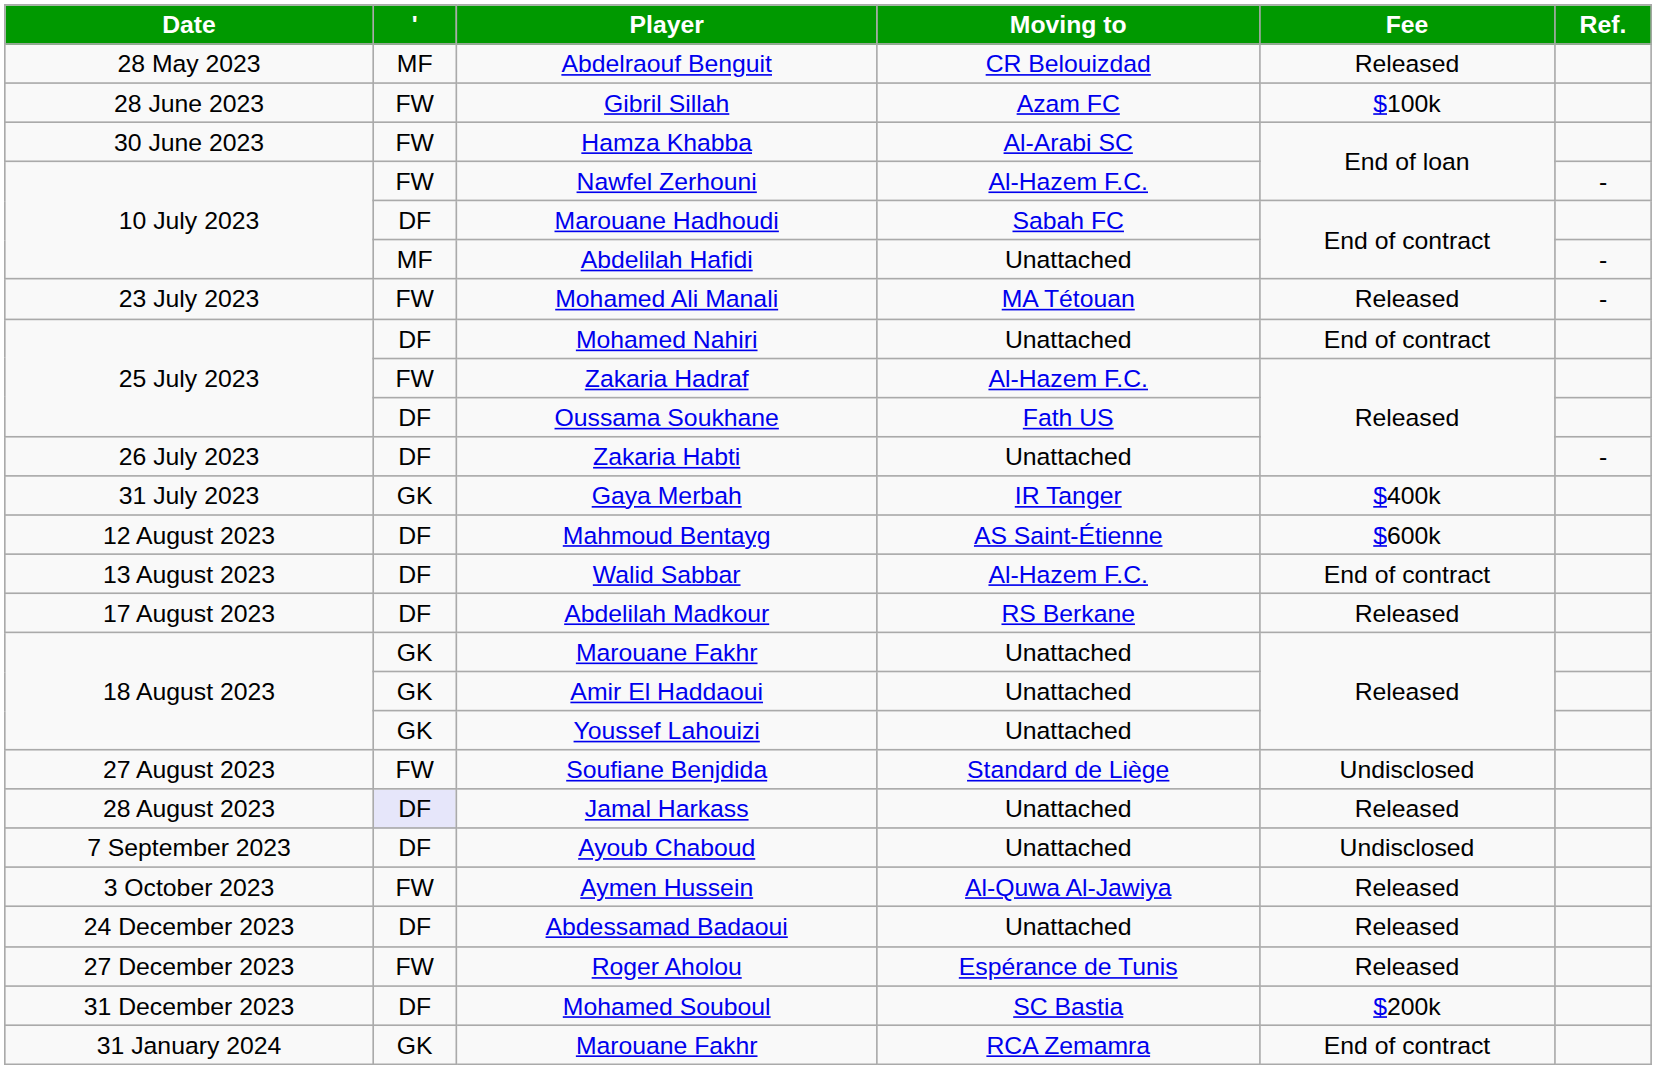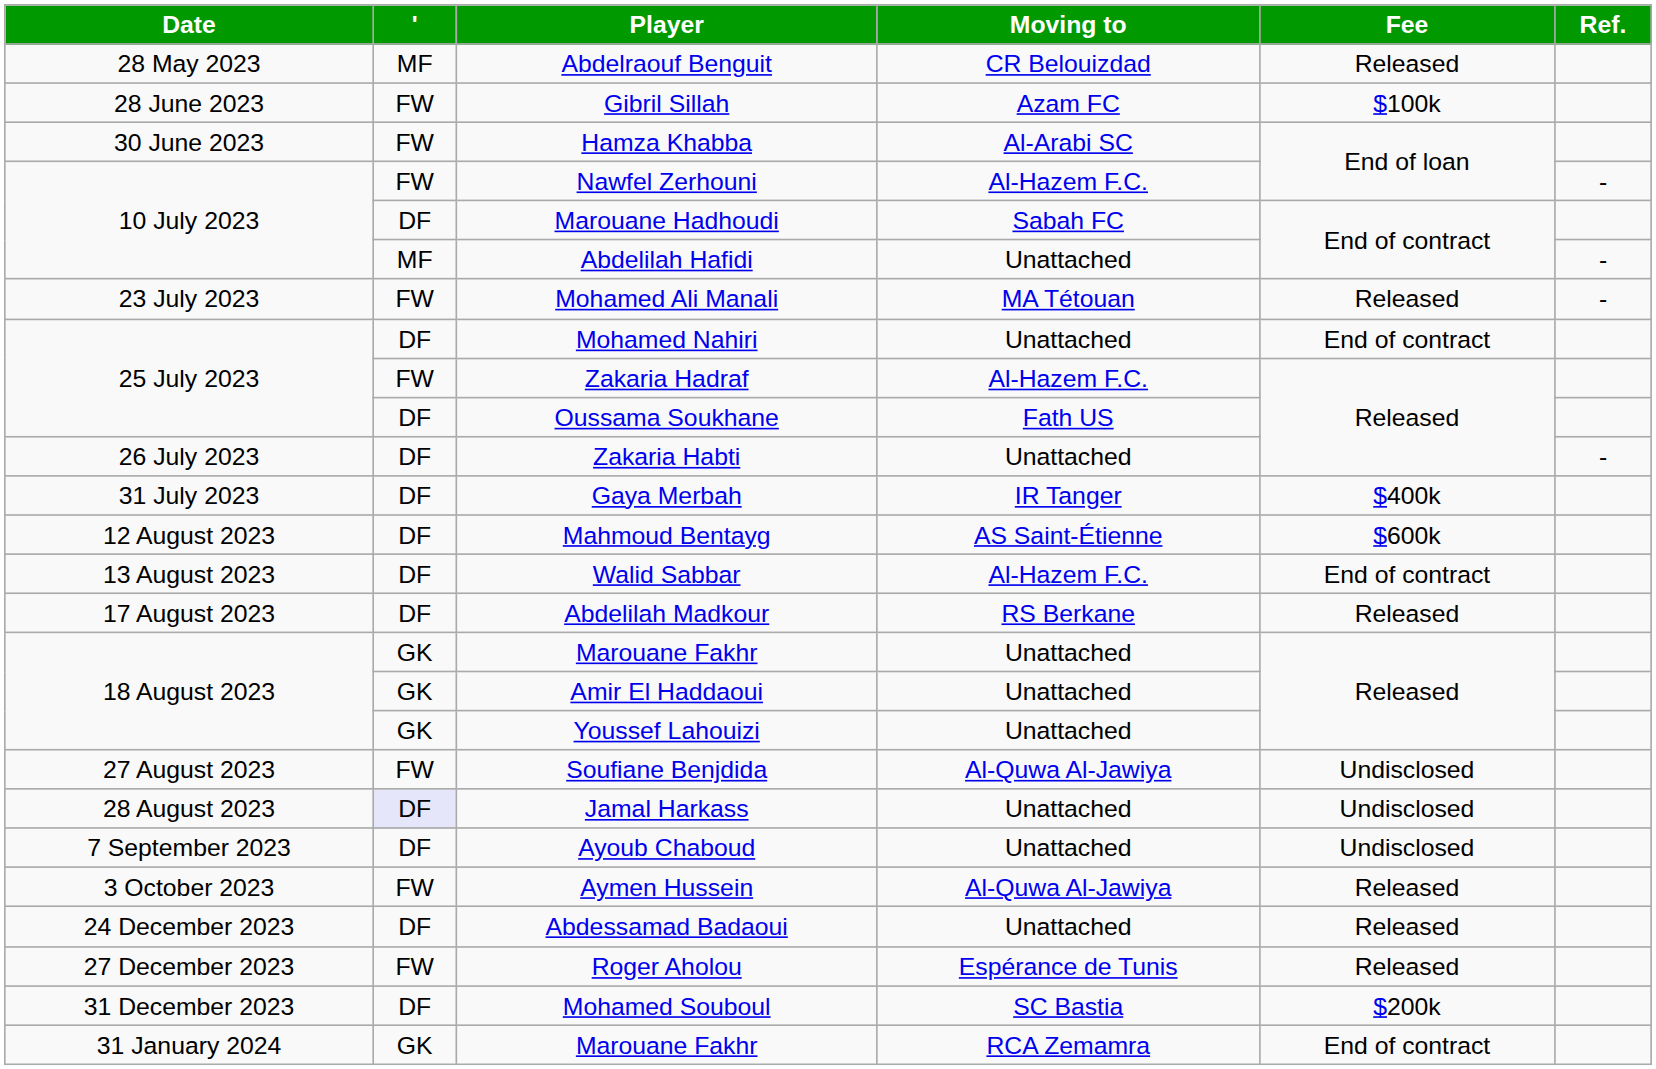(415, 495) GK -> (415, 495) DF
(1068, 770) Standard de Liège -> (1068, 770) Al-Quwa Al-Jawiya
(1407, 809) Released -> (1407, 809) Undisclosed
